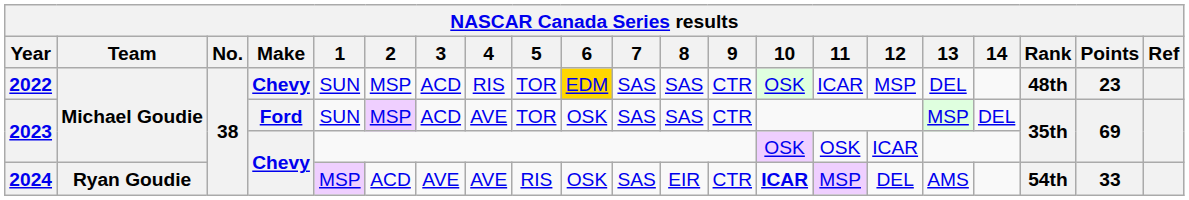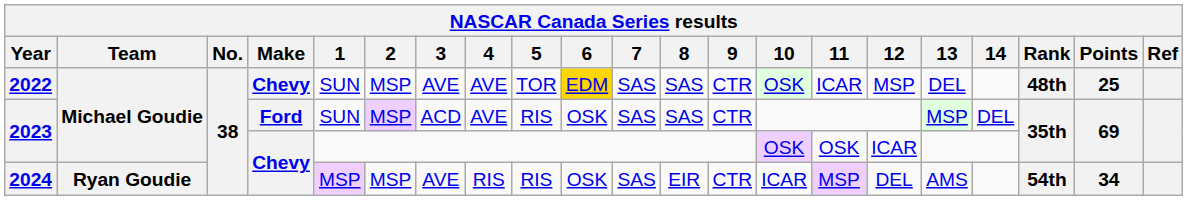(441, 84) ACD -> (441, 84) AVE
(489, 84) RIS -> (489, 84) AVE
(1110, 84) 23 -> (1109, 84) 25
(536, 115) TOR -> (536, 115) RIS
(391, 179) ACD -> (391, 179) MSP
(489, 179) AVE -> (489, 179) RIS
(785, 179) bold -> (784, 179) normal
(1110, 179) 33 -> (1109, 179) 34
